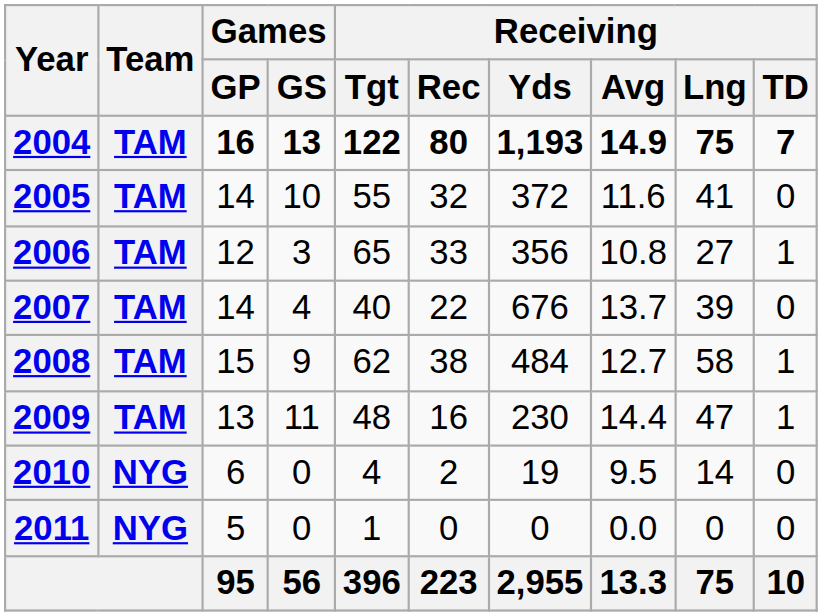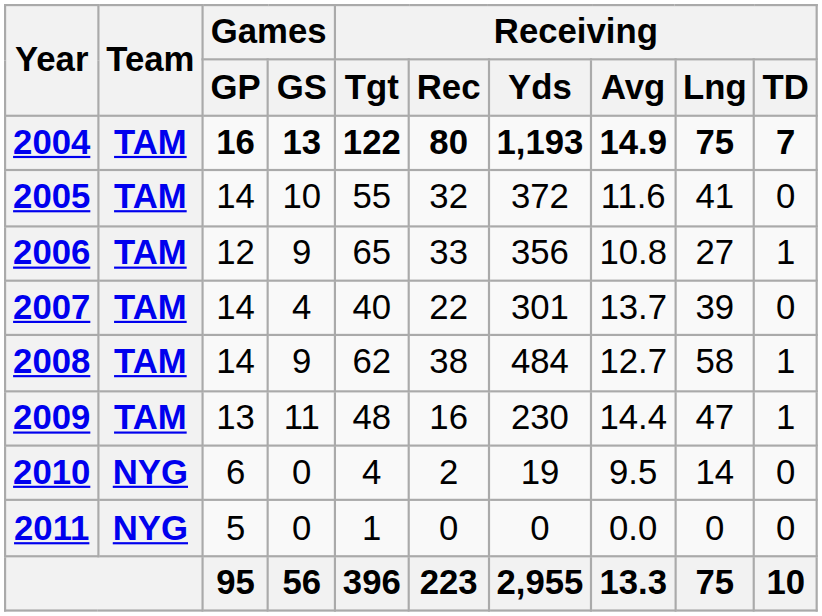(302, 252) 3 -> (302, 252) 9
(540, 307) 676 -> (540, 307) 301
(236, 362) 15 -> (236, 362) 14
